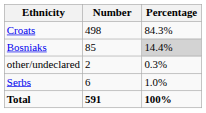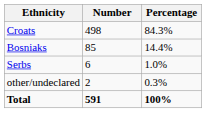(158, 47) lightgrey background -> (158, 47) no background
rows swapped: (19, 82) <-> (43, 64)
